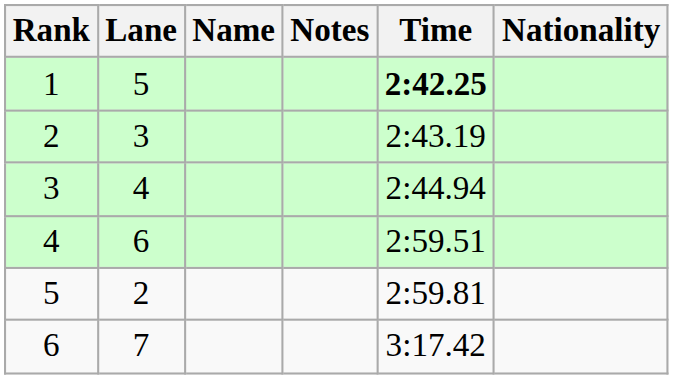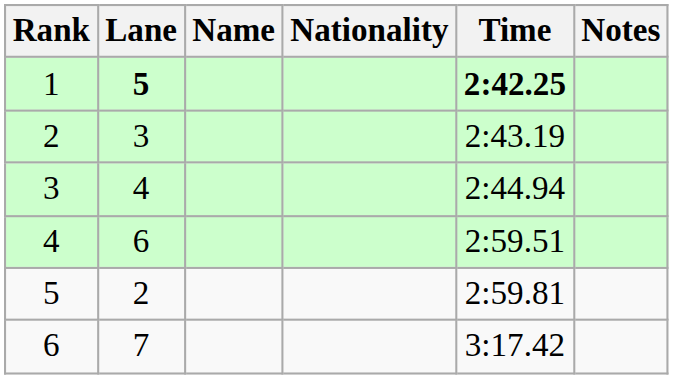columns swapped: (581, 30) <-> (330, 30)
(141, 83) normal -> (141, 83) bold
